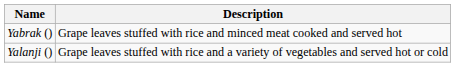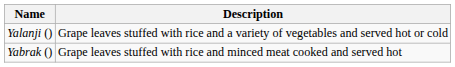rows swapped: (30, 33) <-> (30, 52)
